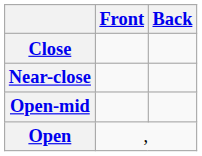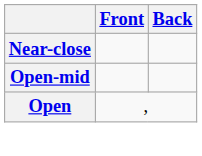- row: (50, 48)
